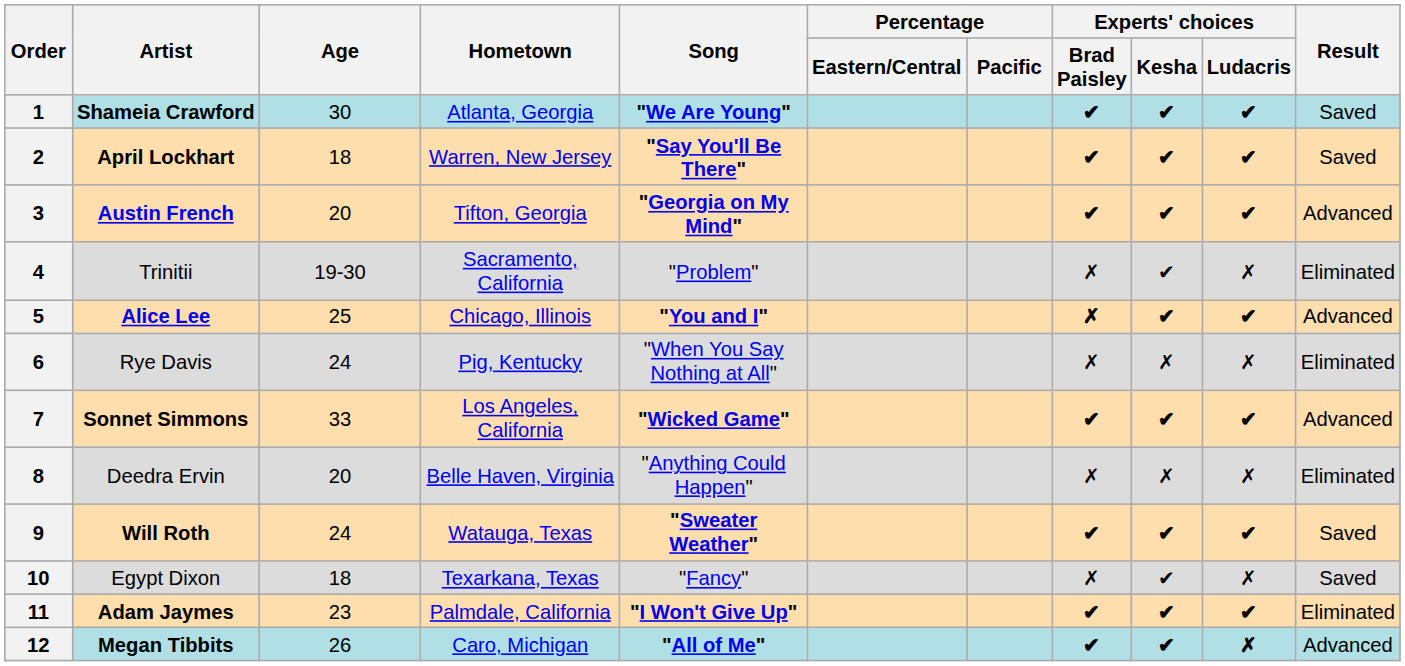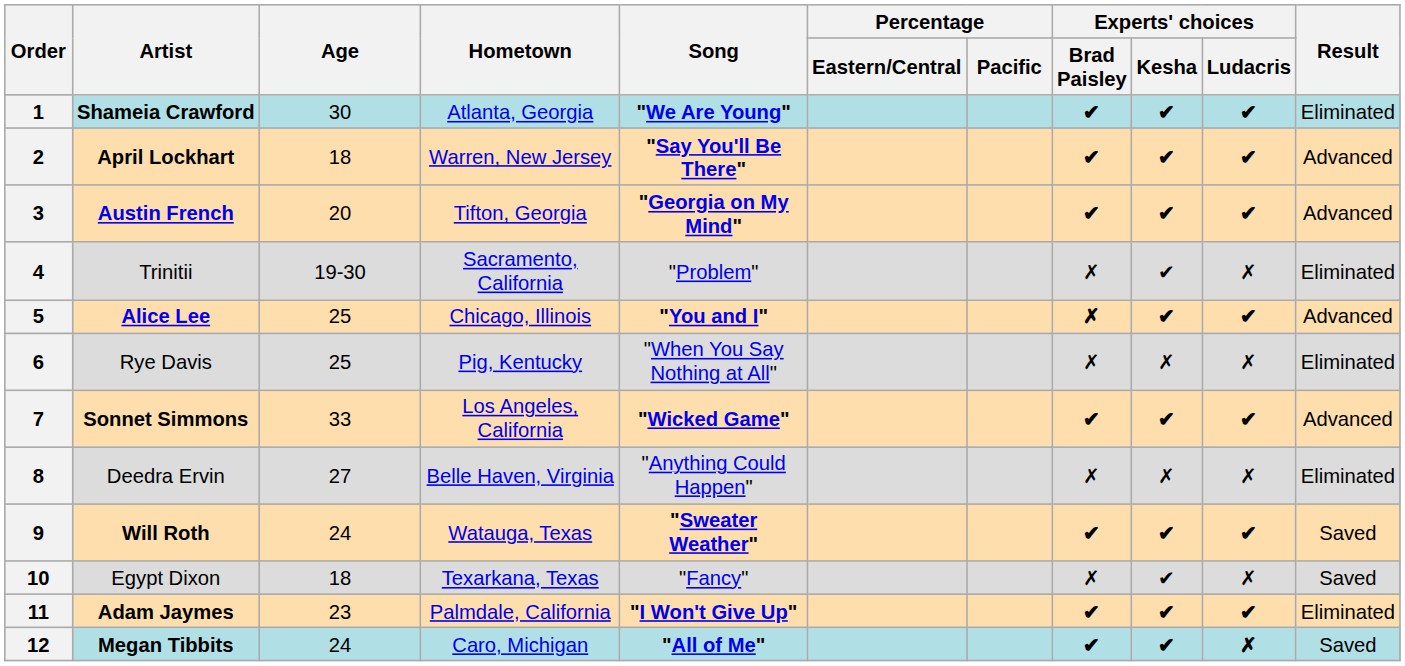(1348, 112) Saved -> (1348, 112) Eliminated
(1348, 157) Saved -> (1348, 157) Advanced
(340, 361) 24 -> (340, 361) 25
(340, 475) 20 -> (340, 475) 27
(340, 644) 26 -> (340, 644) 24
(1348, 644) Advanced -> (1348, 644) Saved
